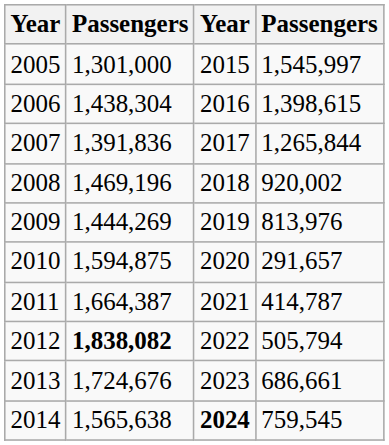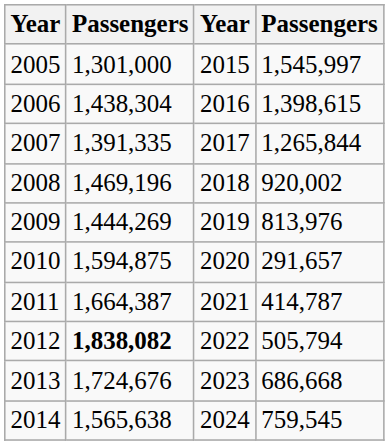(122, 143) 1,391,836 -> (122, 143) 1,391,335
(302, 380) 686,661 -> (302, 380) 686,668
(225, 420) bold -> (225, 420) normal
